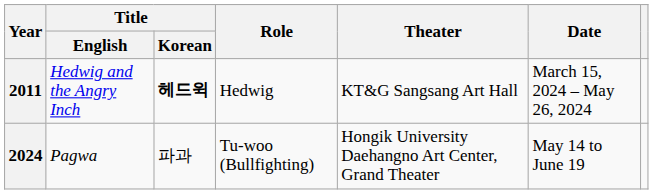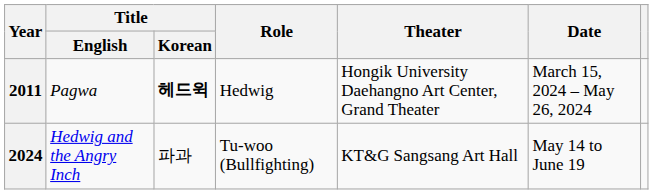(91, 90) Hedwig and the Angry Inch -> (74, 90) Pagwa
(430, 90) KT&G Sangsang Art Hall -> (419, 90) Hongik University Daehangno Art Center, Grand Theater
(74, 155) Pagwa -> (91, 155) Hedwig and the Angry Inch
(419, 155) Hongik University Daehangno Art Center, Grand Theater -> (430, 155) KT&G Sangsang Art Hall
